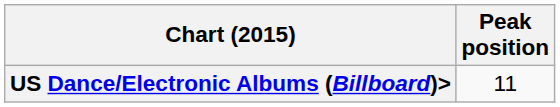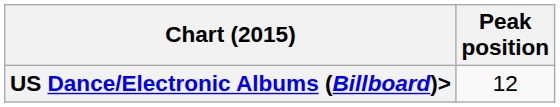(505, 83) 11 -> (505, 83) 12
